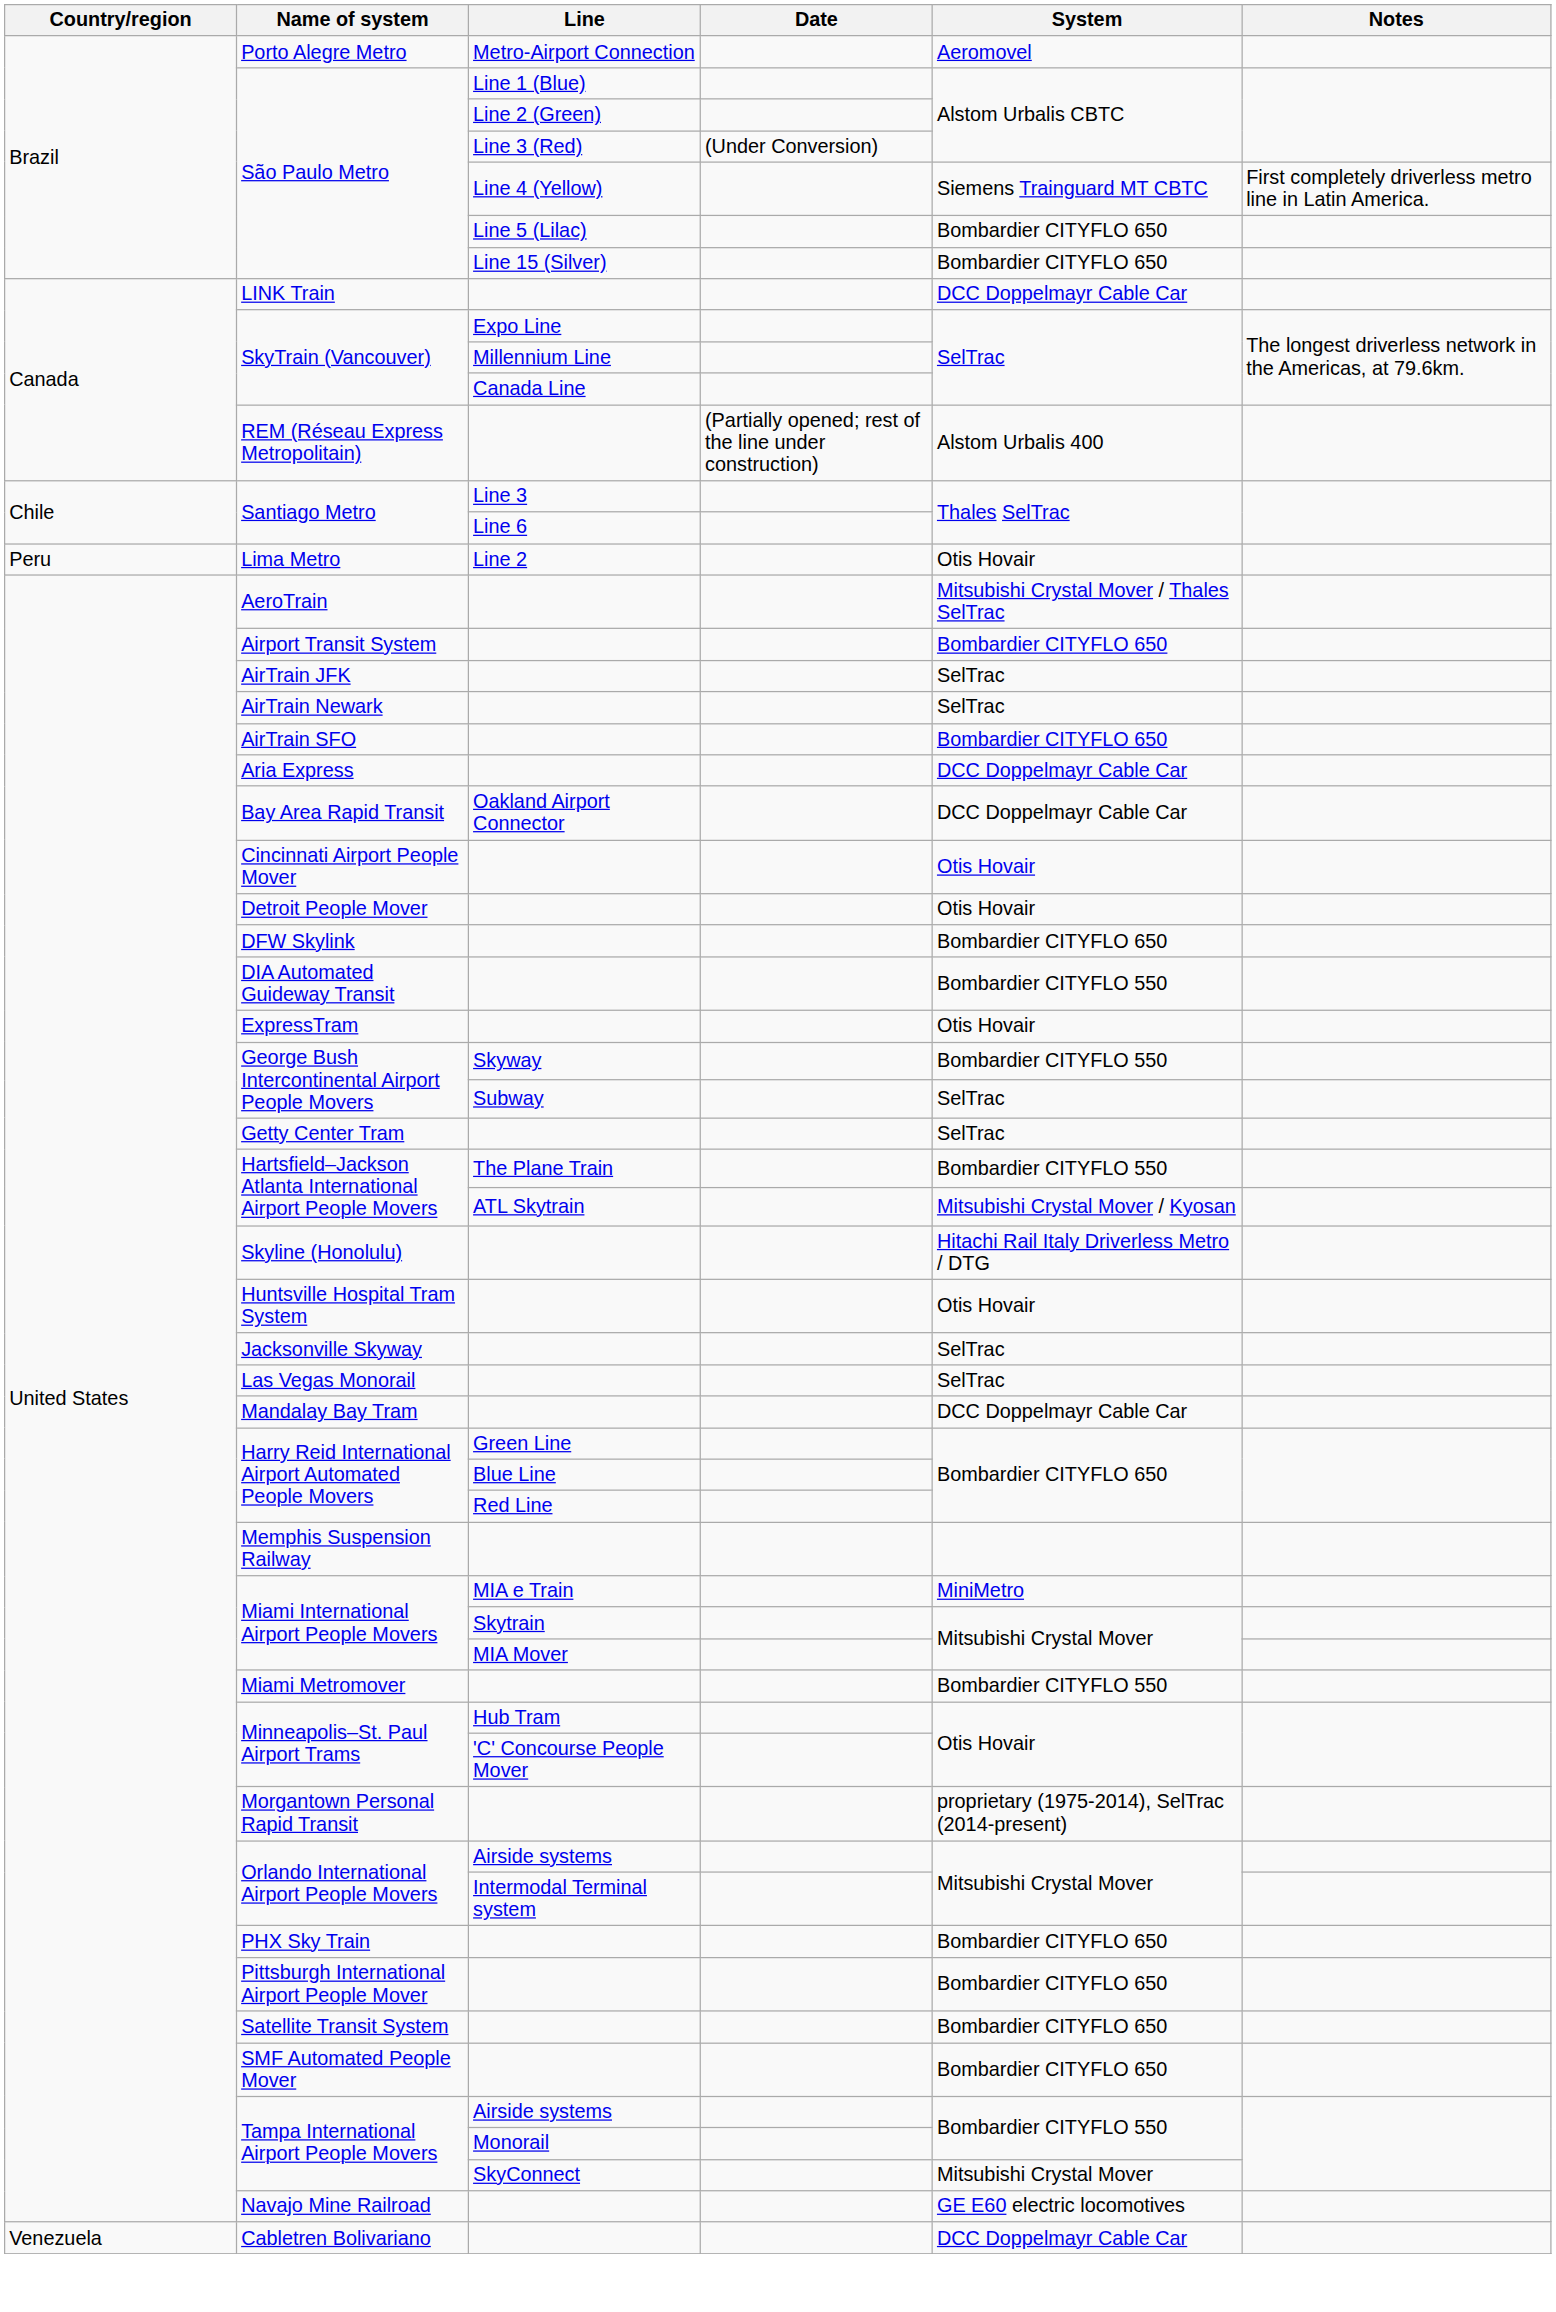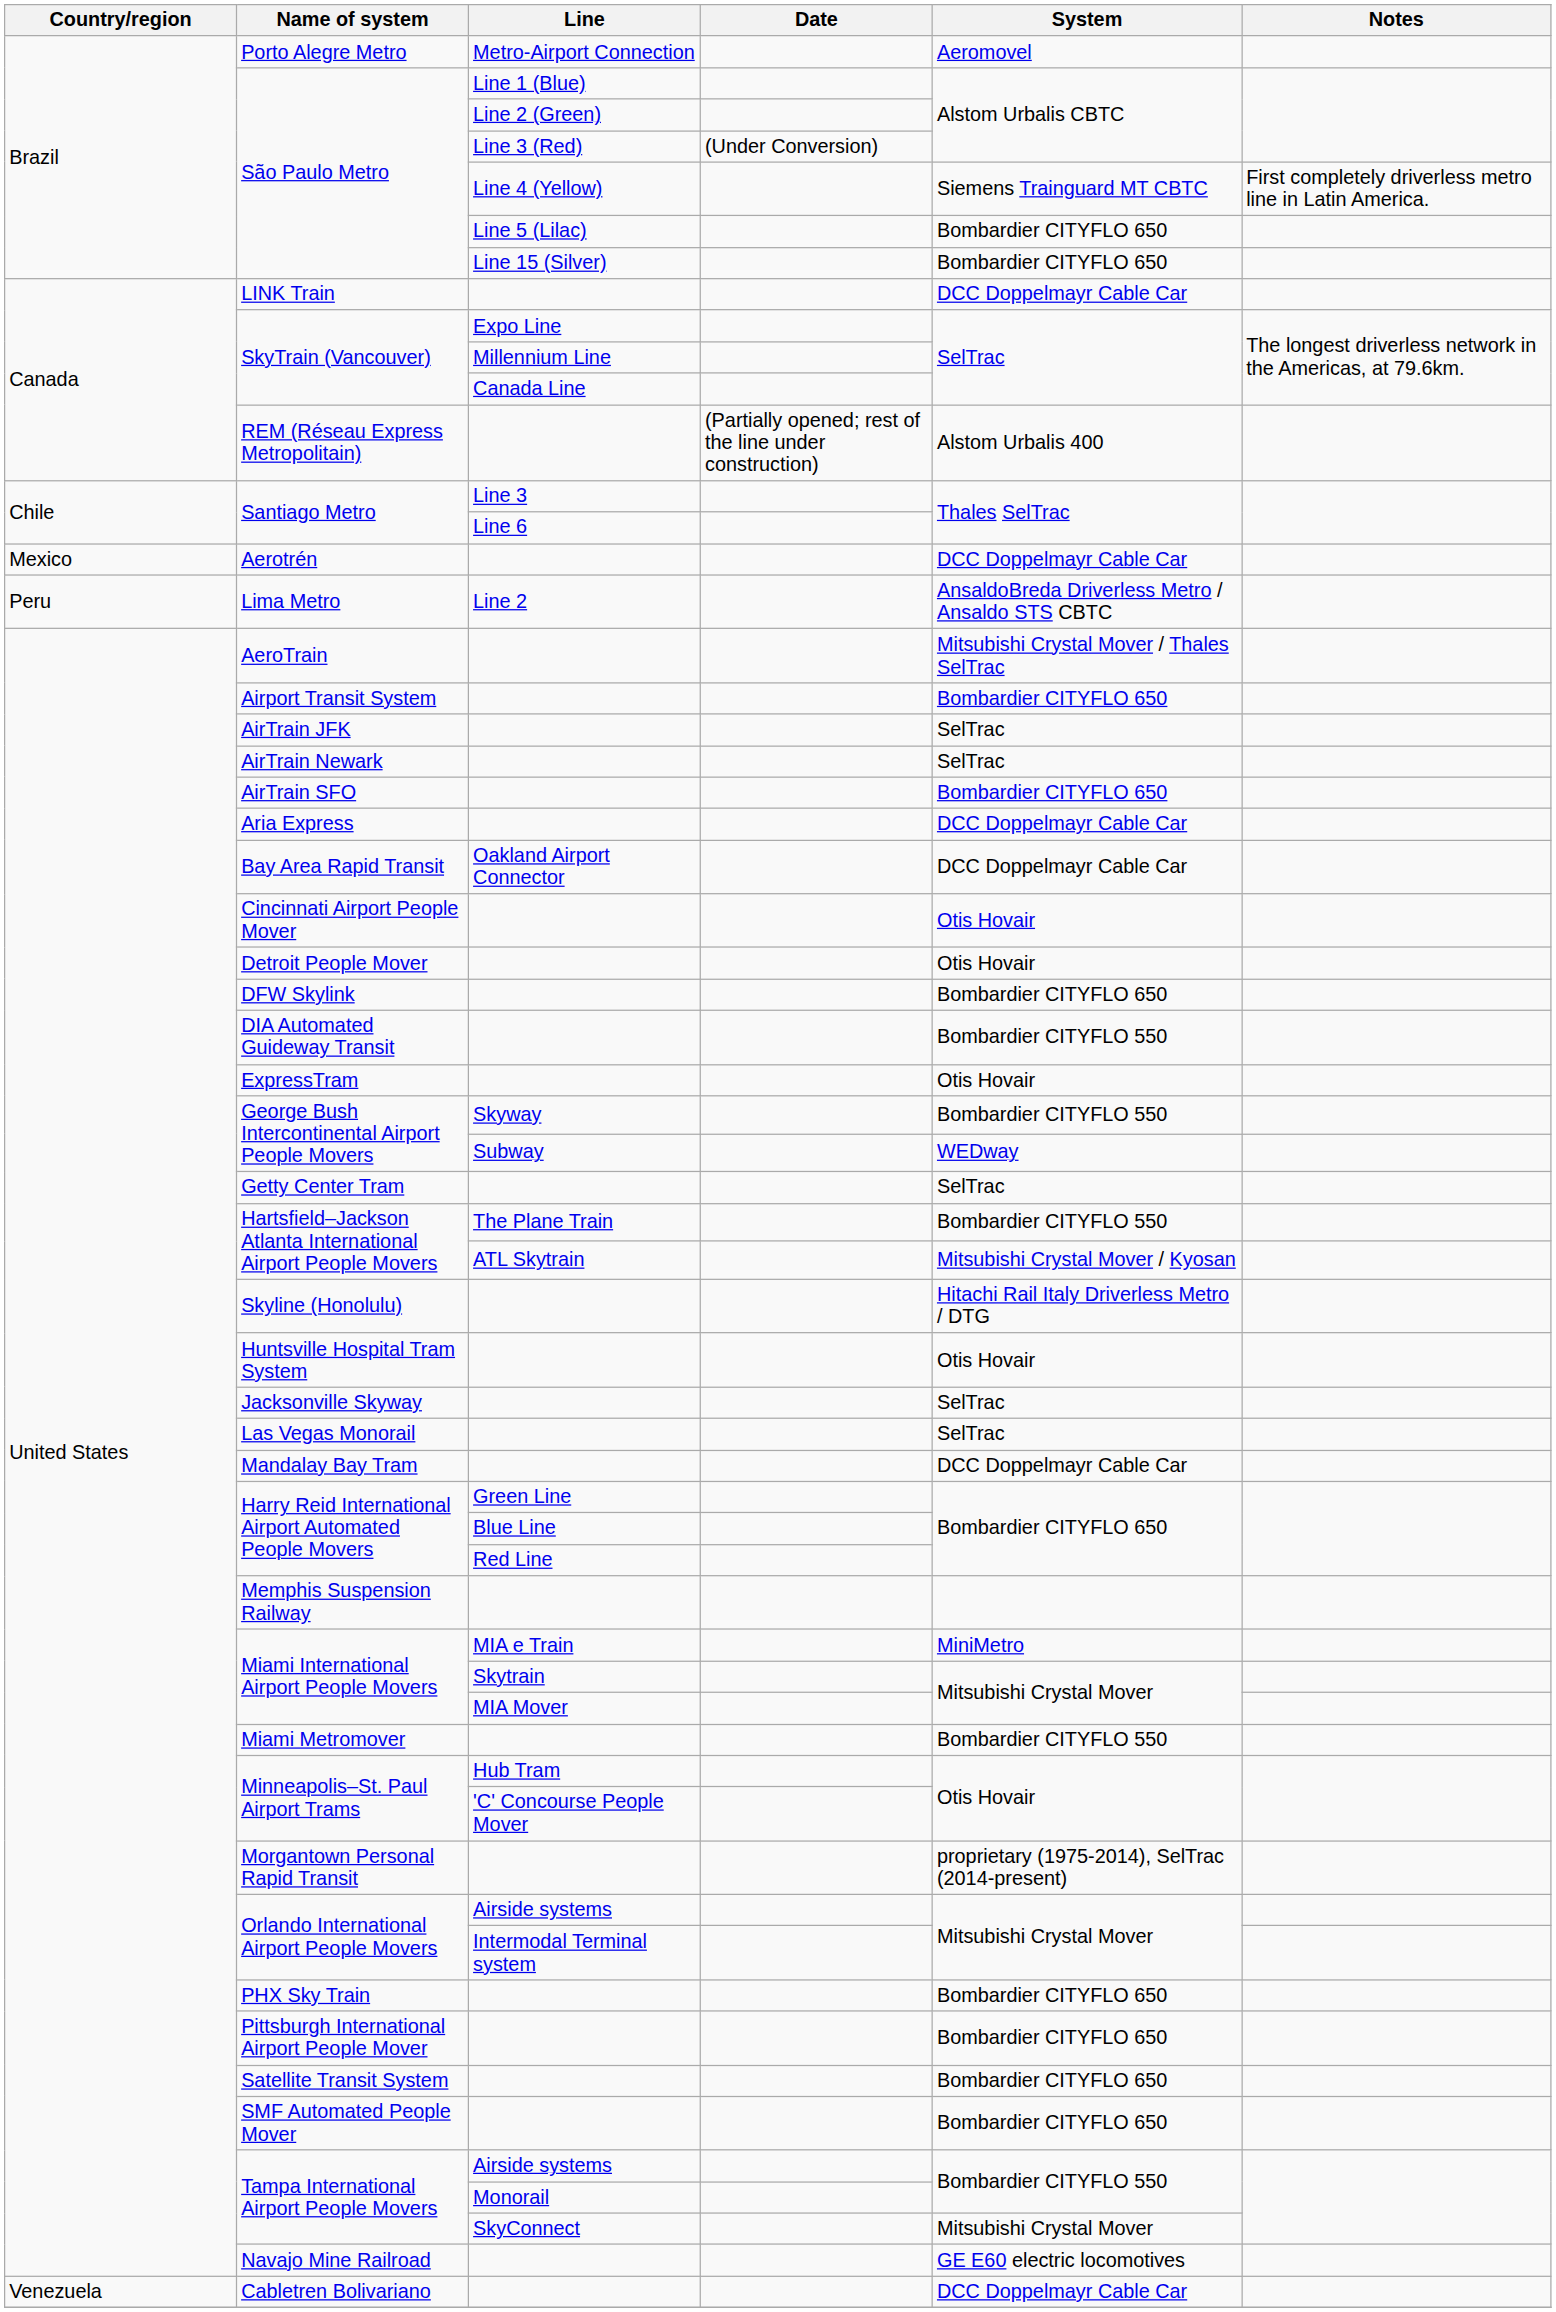+ row: (279, 559)
(986, 559) Otis Hovair -> (1080, 601) AnsaldoBreda Driverless Metro / Ansaldo STS CBTC
(971, 1098) SelTrac -> (978, 1152) WEDway
